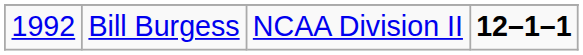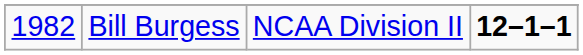(43, 27) 1992 -> (43, 27) 1982
